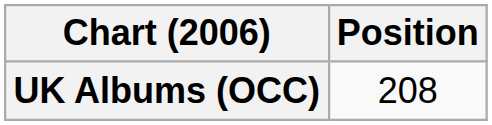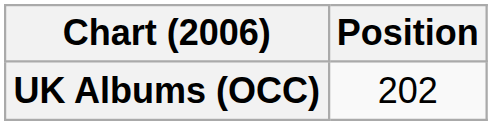(408, 90) 208 -> (408, 90) 202
